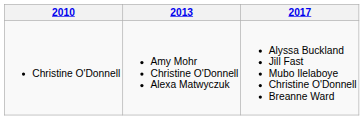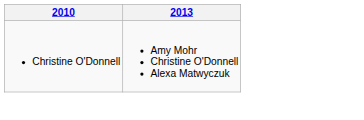- column: (300, 12)
